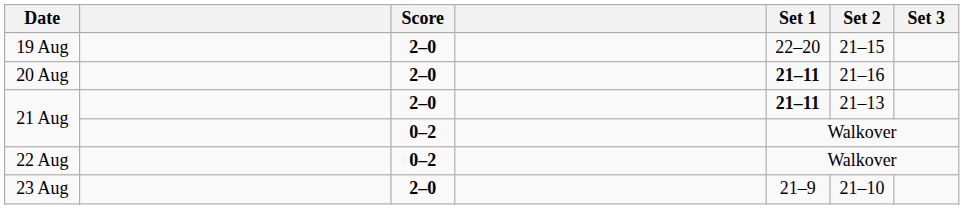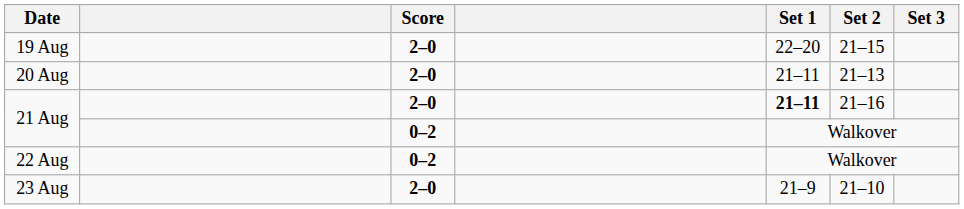(798, 75) bold -> (798, 75) normal
(862, 75) 21–16 -> (862, 75) 21–13
(862, 103) 21–13 -> (862, 103) 21–16
